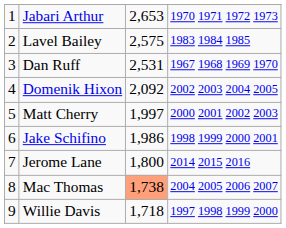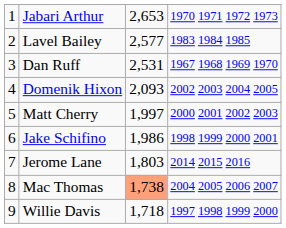(147, 41) 2,575 -> (147, 41) 2,577
(147, 89) 2,092 -> (147, 89) 2,093
(147, 162) 1,800 -> (147, 162) 1,803
